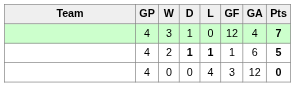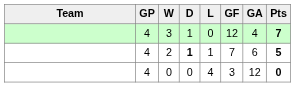(210, 53) bold -> (210, 53) normal
(232, 53) 1 -> (232, 53) 7
